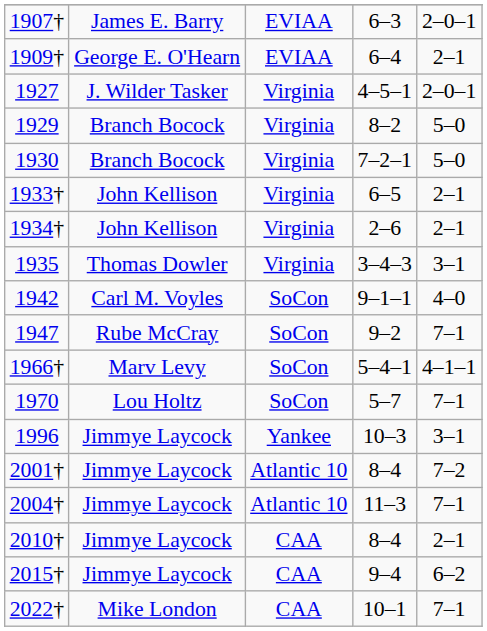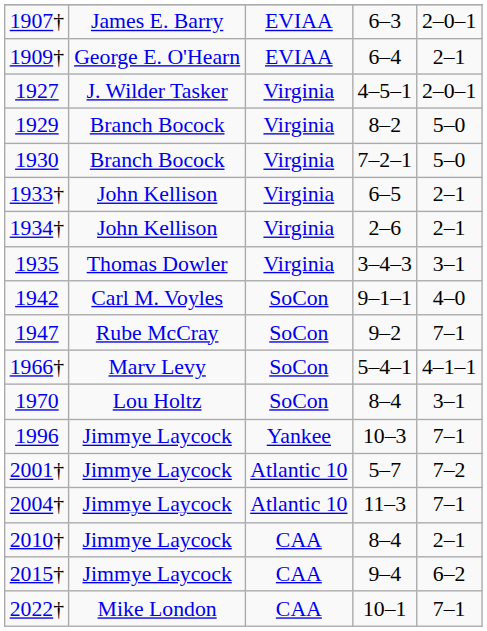(385, 401) 5–7 -> (385, 401) 8–4
(449, 401) 7–1 -> (449, 401) 3–1
(449, 435) 3–1 -> (449, 435) 7–1
(385, 470) 8–4 -> (385, 470) 5–7
